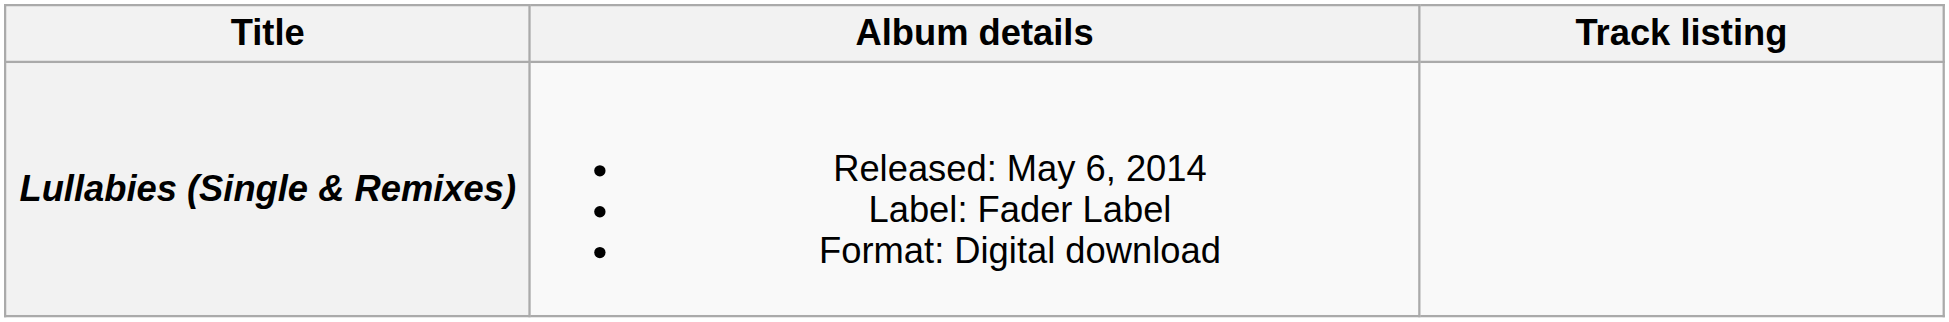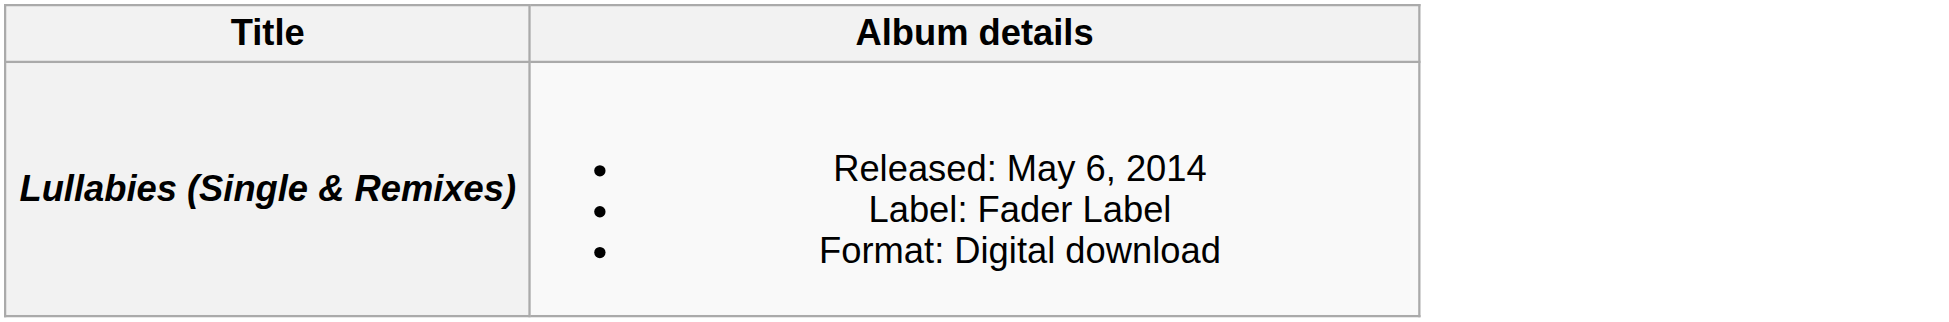- column: (1681, 33)
